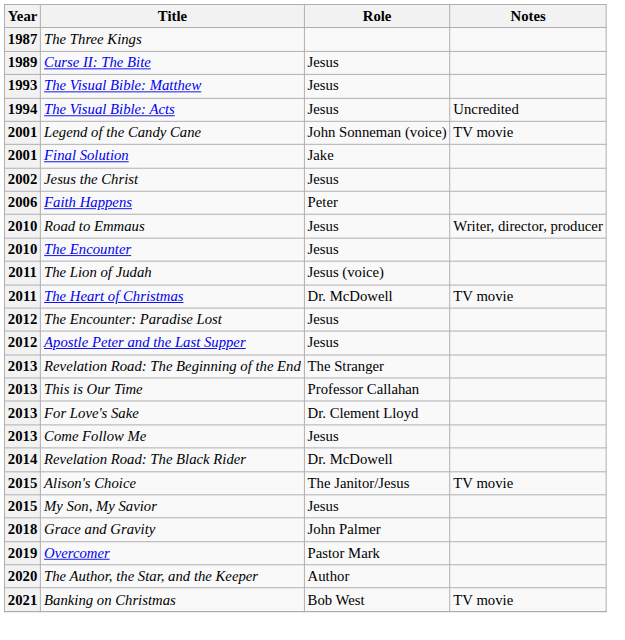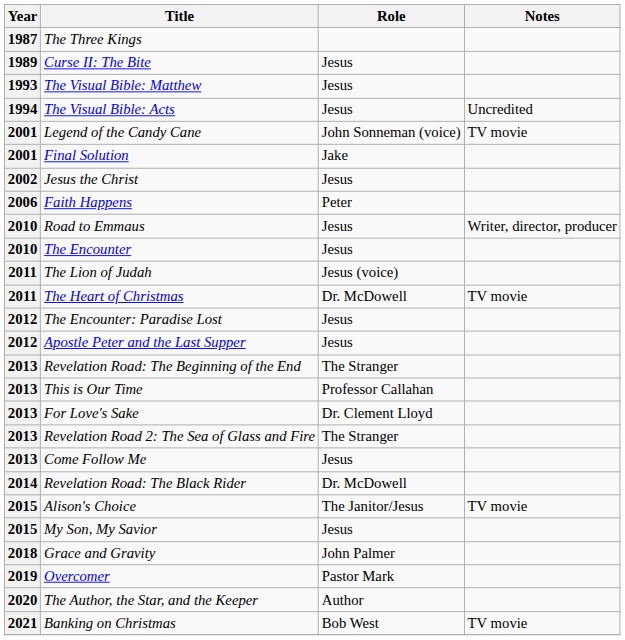+ row: (180, 436)
